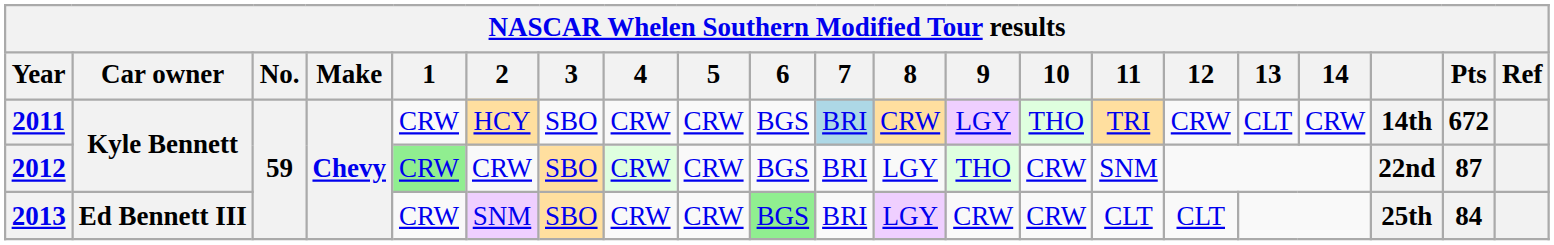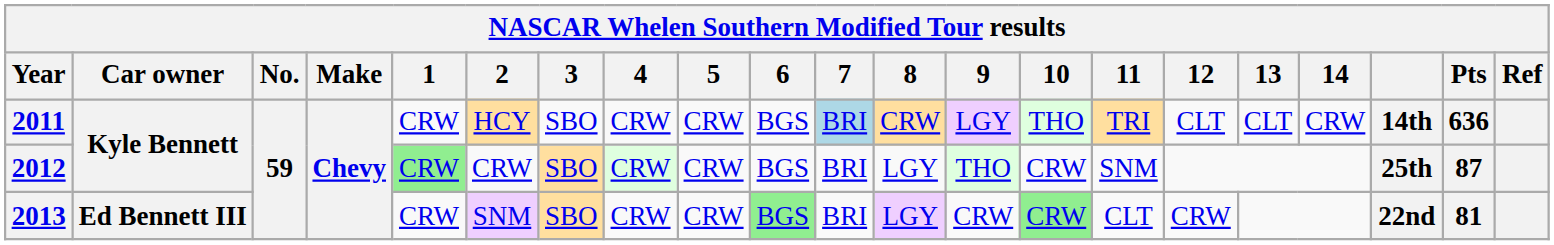(1201, 121) CRW -> (1201, 121) CLT
(1469, 121) 672 -> (1469, 121) 636
(1407, 168) 22nd -> (1407, 168) 25th
(1056, 214) no background -> (1056, 214) lightgreen background
(1201, 214) CLT -> (1201, 214) CRW
(1407, 214) 25th -> (1407, 214) 22nd
(1469, 214) 84 -> (1469, 214) 81
